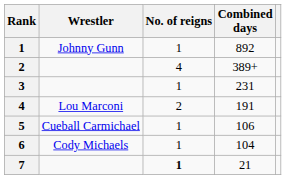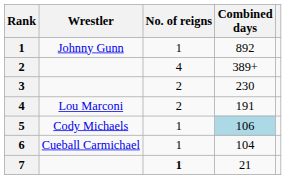(179, 86) 1 -> (179, 86) 2
(245, 86) 231 -> (245, 86) 230
(91, 125) Cueball Carmichael -> (91, 125) Cody Michaels
(245, 125) no background -> (245, 125) lightblue background
(91, 145) Cody Michaels -> (91, 145) Cueball Carmichael
